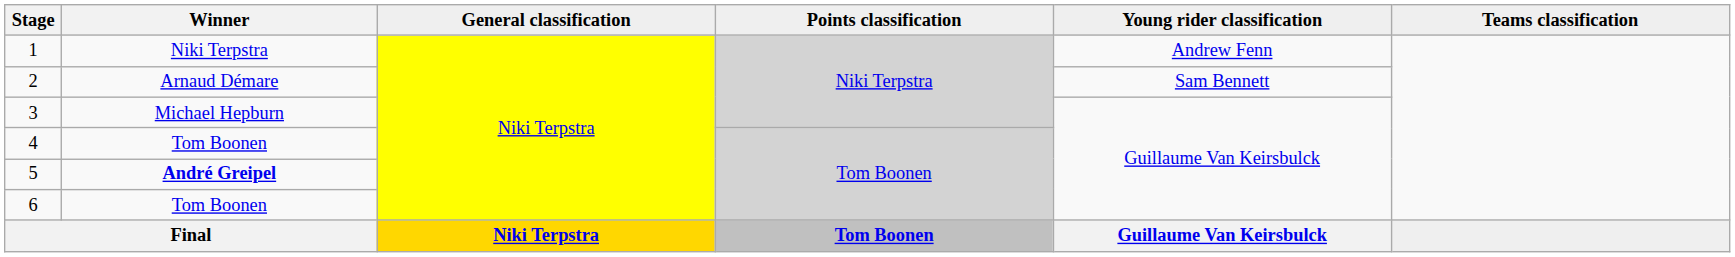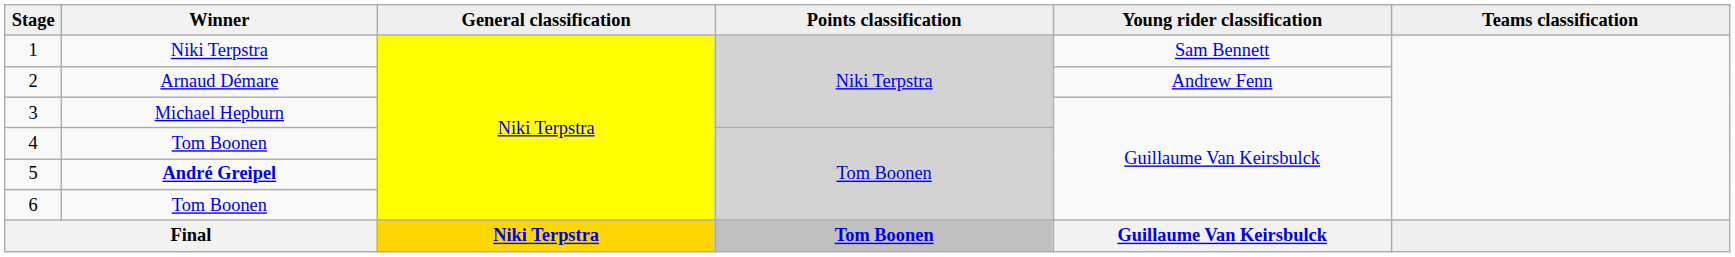(1222, 51) Andrew Fenn -> (1222, 51) Sam Bennett
(1222, 81) Sam Bennett -> (1222, 81) Andrew Fenn
